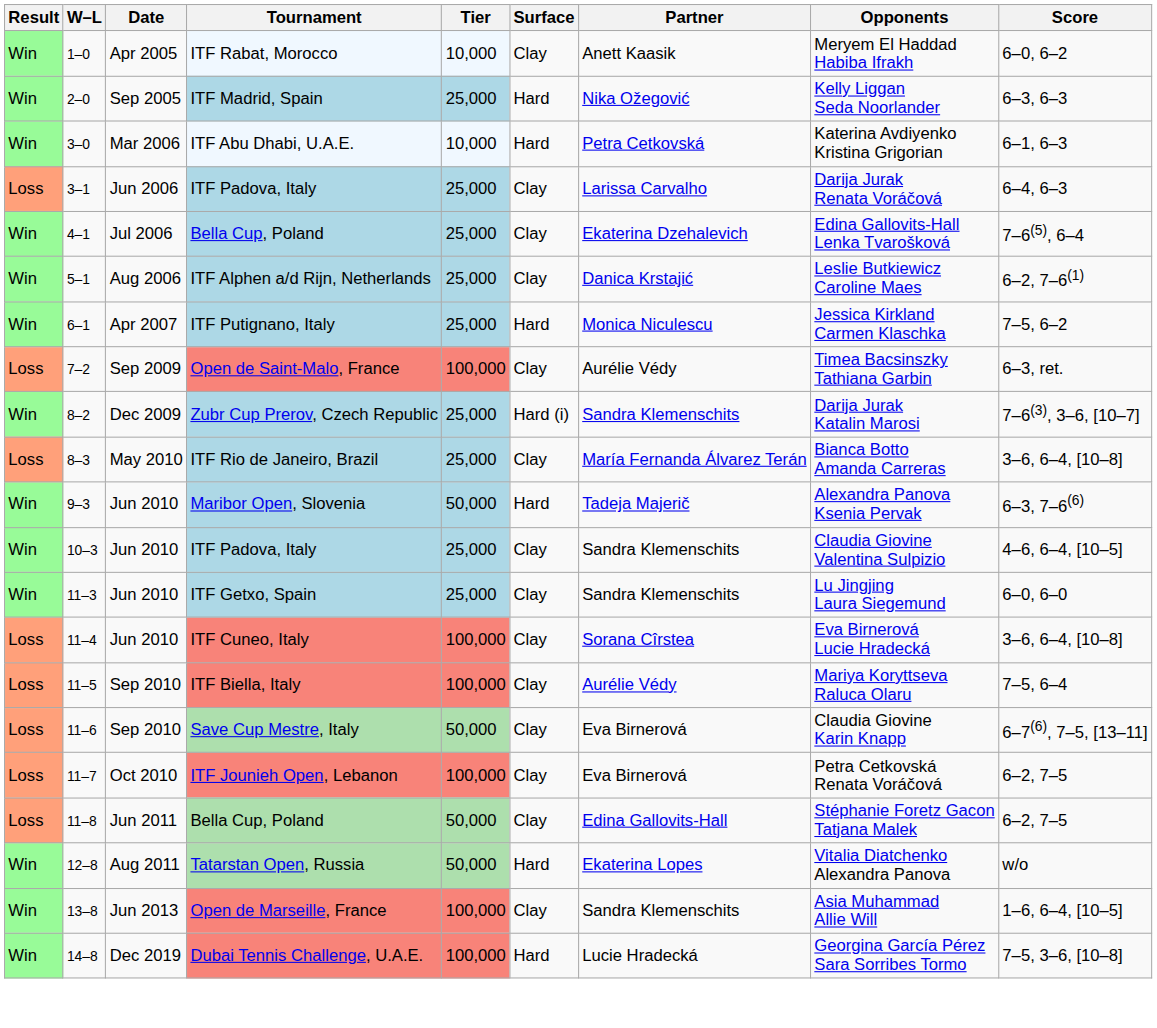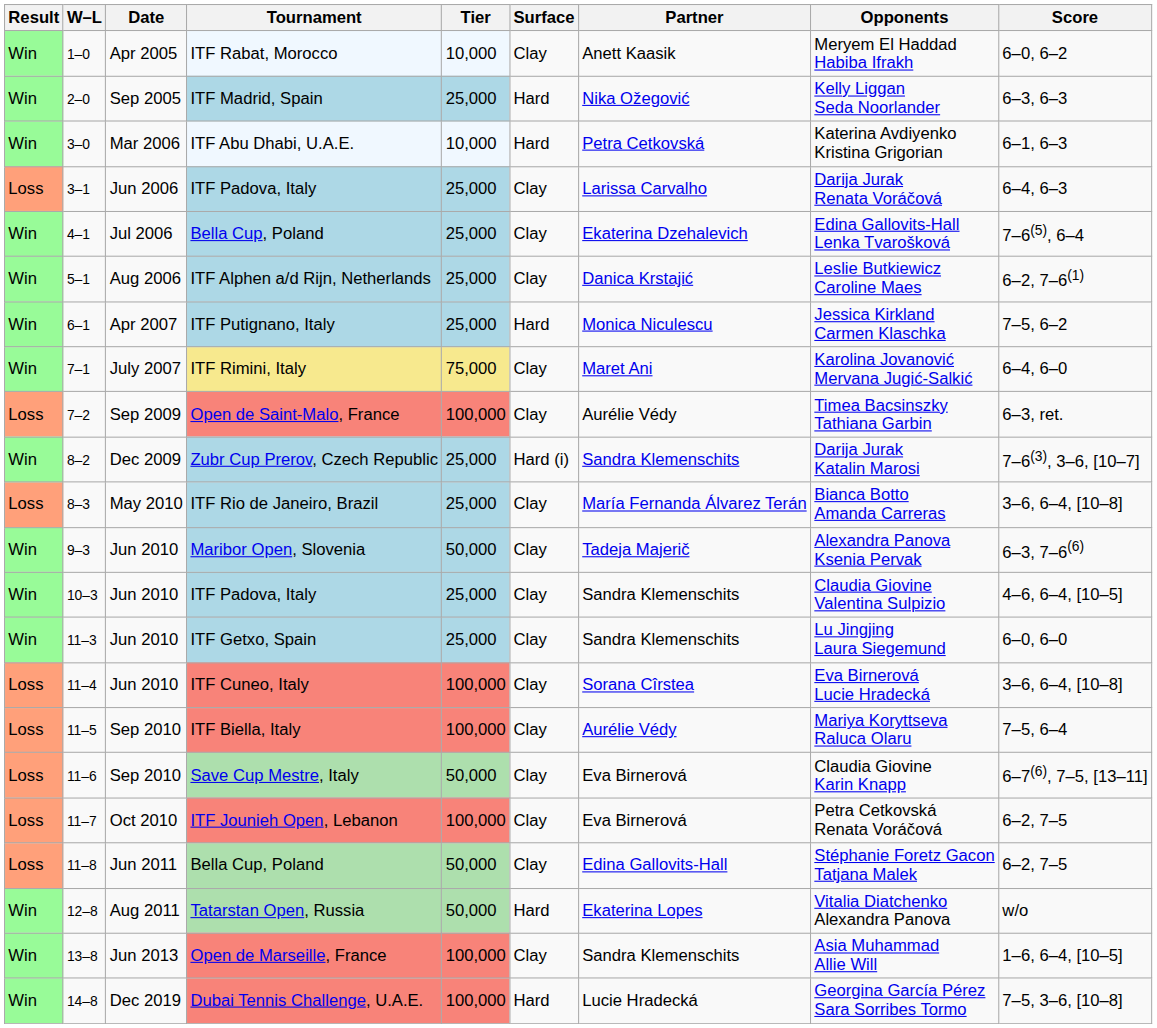+ row: (78, 370)
(532, 504) Hard -> (530, 549) Clay
